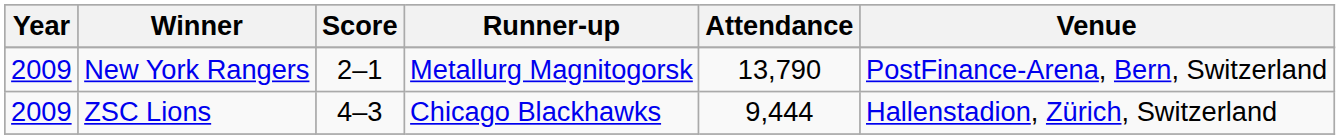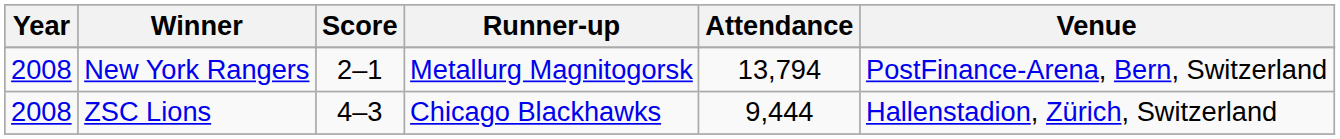(41, 69) 2009 -> (41, 69) 2008
(779, 69) 13,790 -> (779, 69) 13,794
(41, 112) 2009 -> (41, 112) 2008
